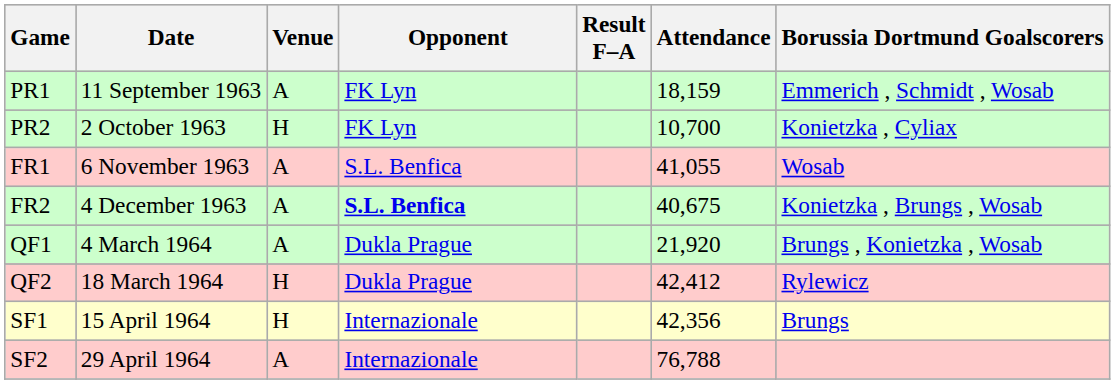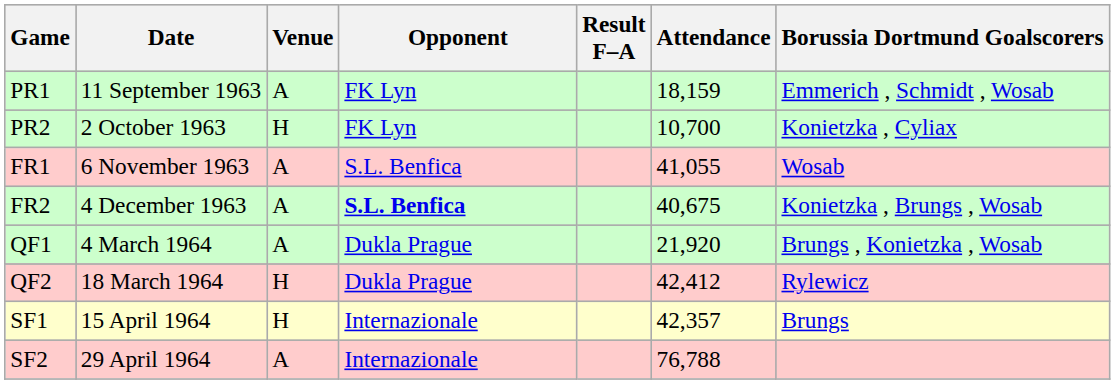(689, 320) 42,356 -> (689, 320) 42,357
